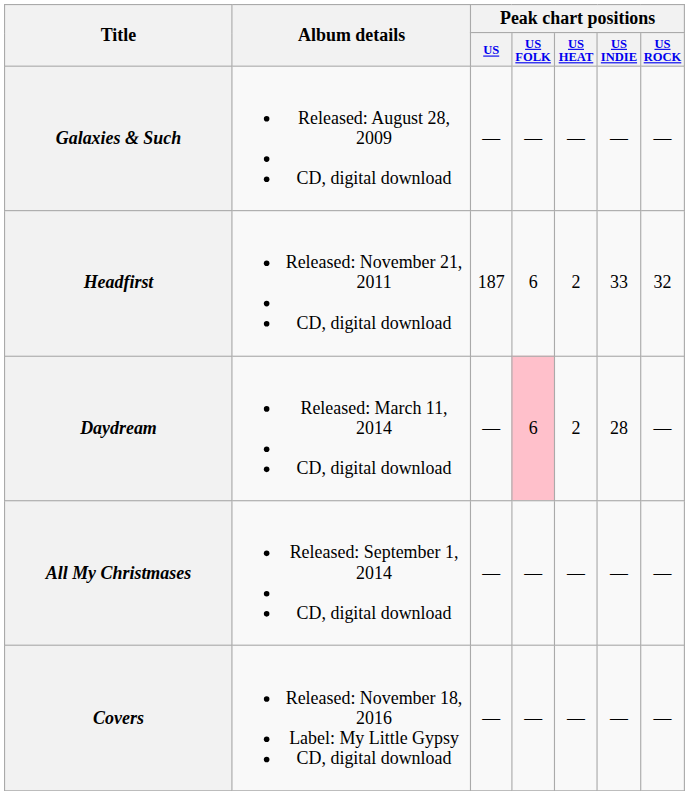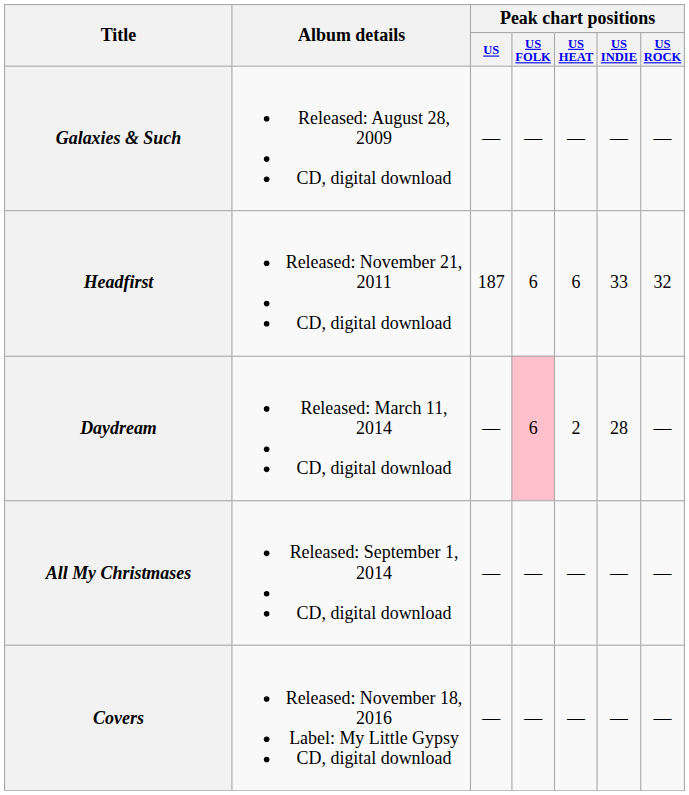(576, 283) 2 -> (576, 283) 6
